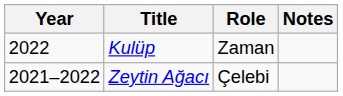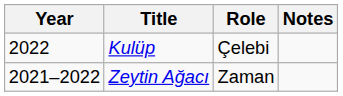(246, 47) Zaman -> (243, 47) Çelebi
(243, 76) Çelebi -> (246, 76) Zaman
